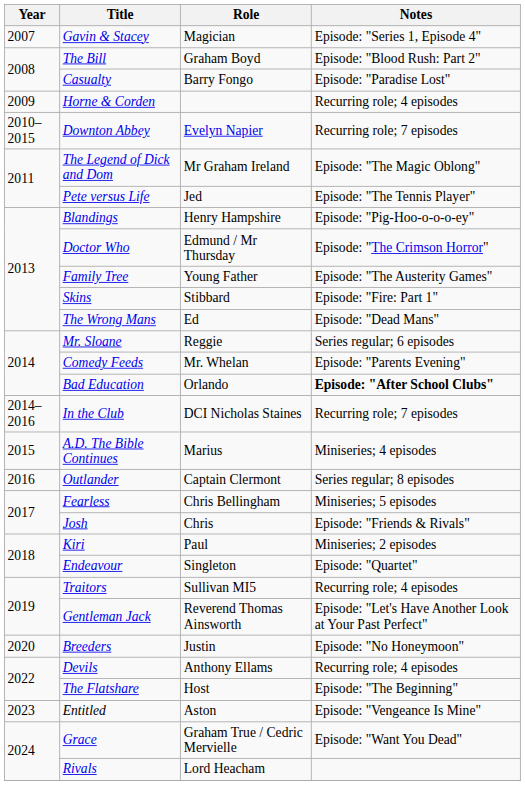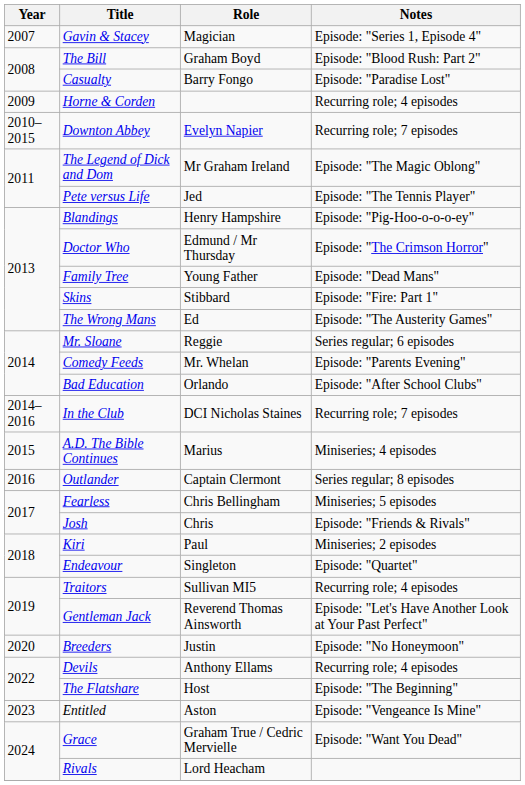(404, 276) Episode: "The Austerity Games" -> (377, 276) Episode: "Dead Mans"
(377, 320) Episode: "Dead Mans" -> (404, 320) Episode: "The Austerity Games"
(404, 384) bold -> (398, 384) normal
